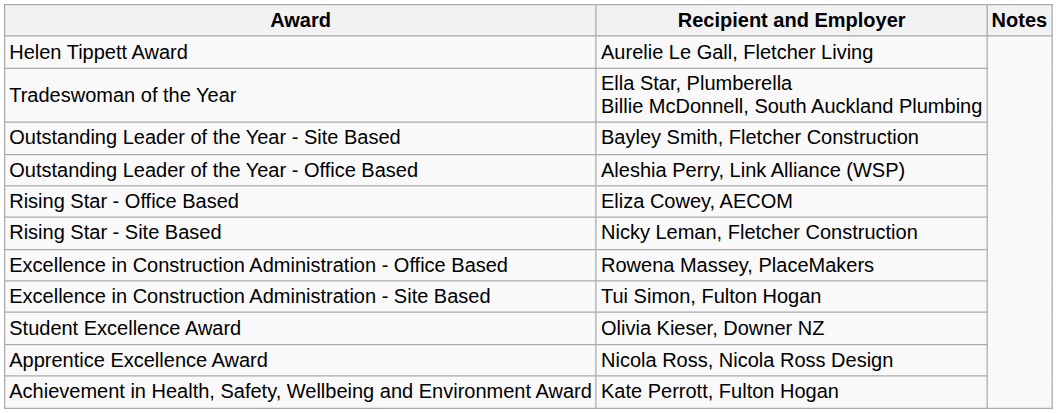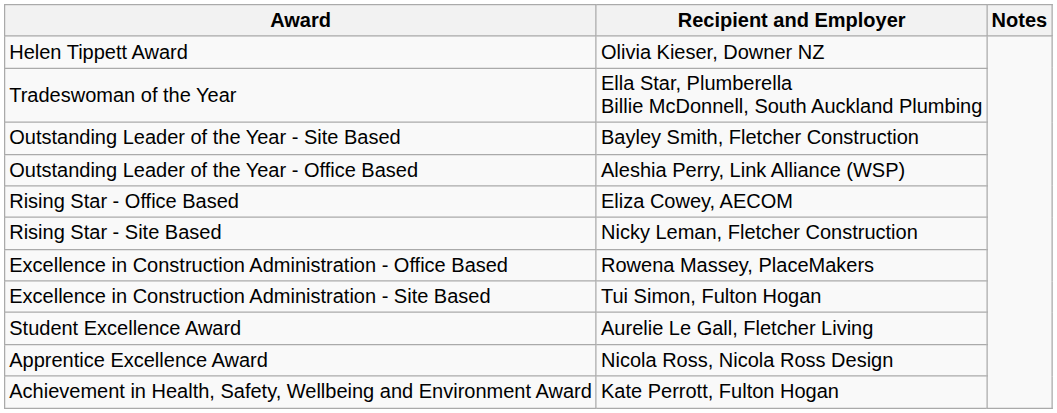(737, 52) Aurelie Le Gall, Fletcher Living -> (713, 52) Olivia Kieser, Downer NZ
(713, 328) Olivia Kieser, Downer NZ -> (737, 328) Aurelie Le Gall, Fletcher Living
